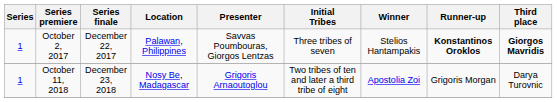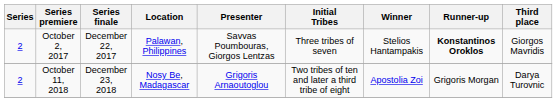(20, 46) 1 -> (20, 46) 2
(526, 46) bold -> (527, 46) normal
(20, 81) 1 -> (20, 81) 2
